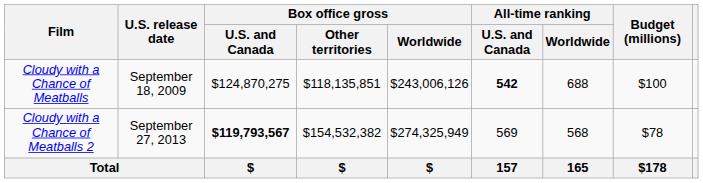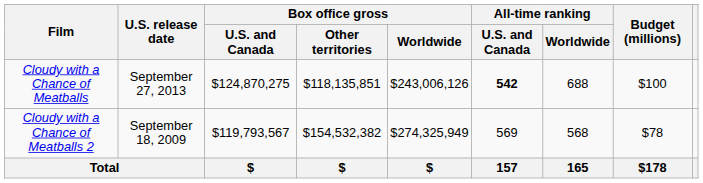(161, 84) September 18, 2009 -> (161, 84) September 27, 2013
(161, 133) September 27, 2013 -> (161, 133) September 18, 2009
(251, 133) bold -> (251, 133) normal
